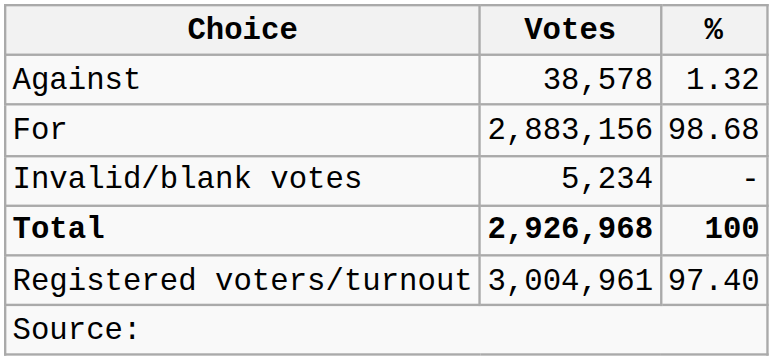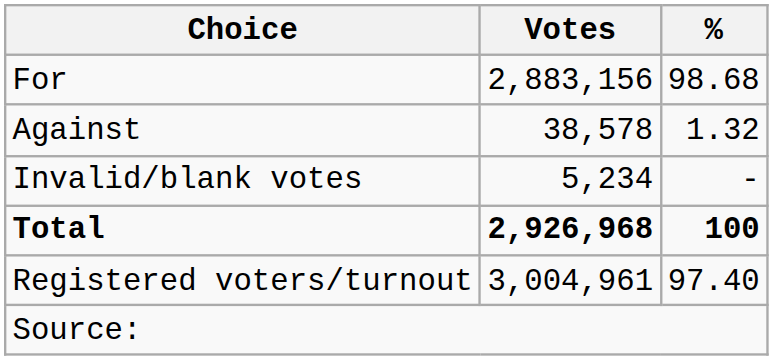rows swapped: (40, 130) <-> (77, 80)
